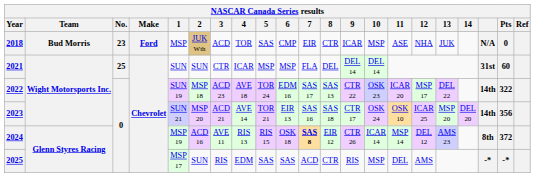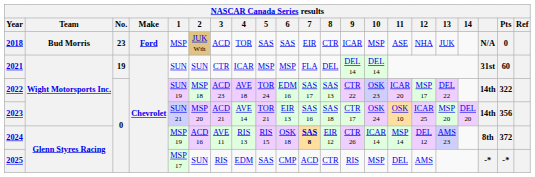(288, 43) CMP -> (288, 43) SAS
(121, 66) 25 -> (121, 66) 19
(288, 160) SAS -> (288, 160) CMP
